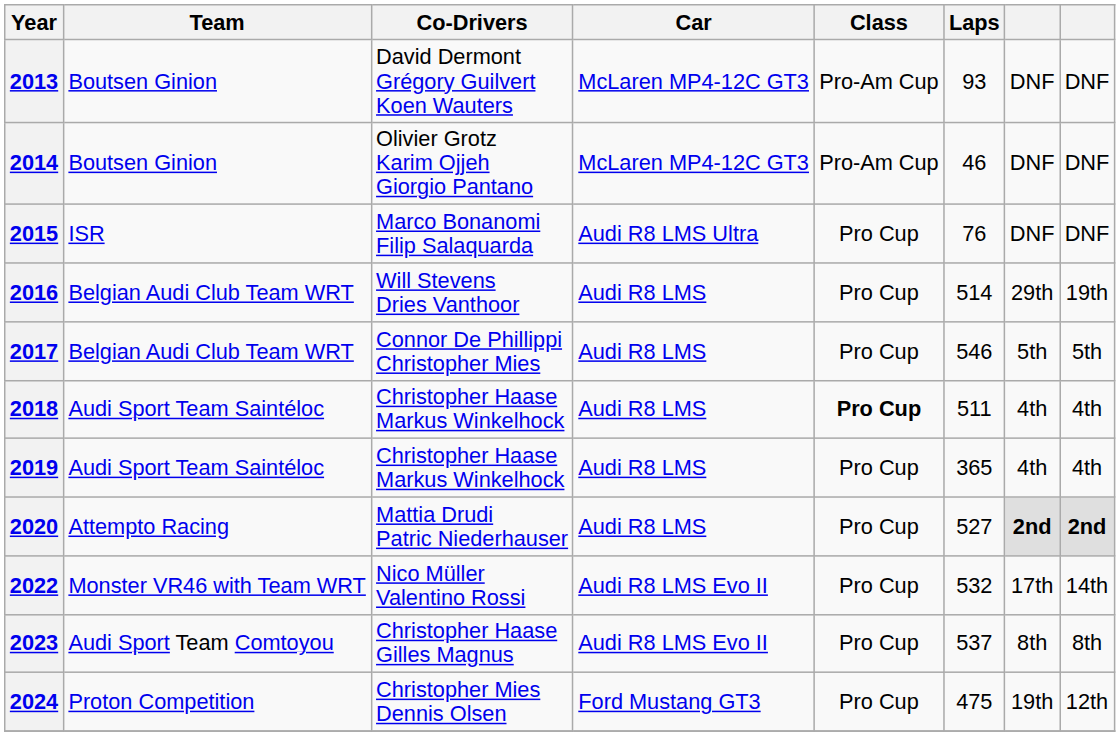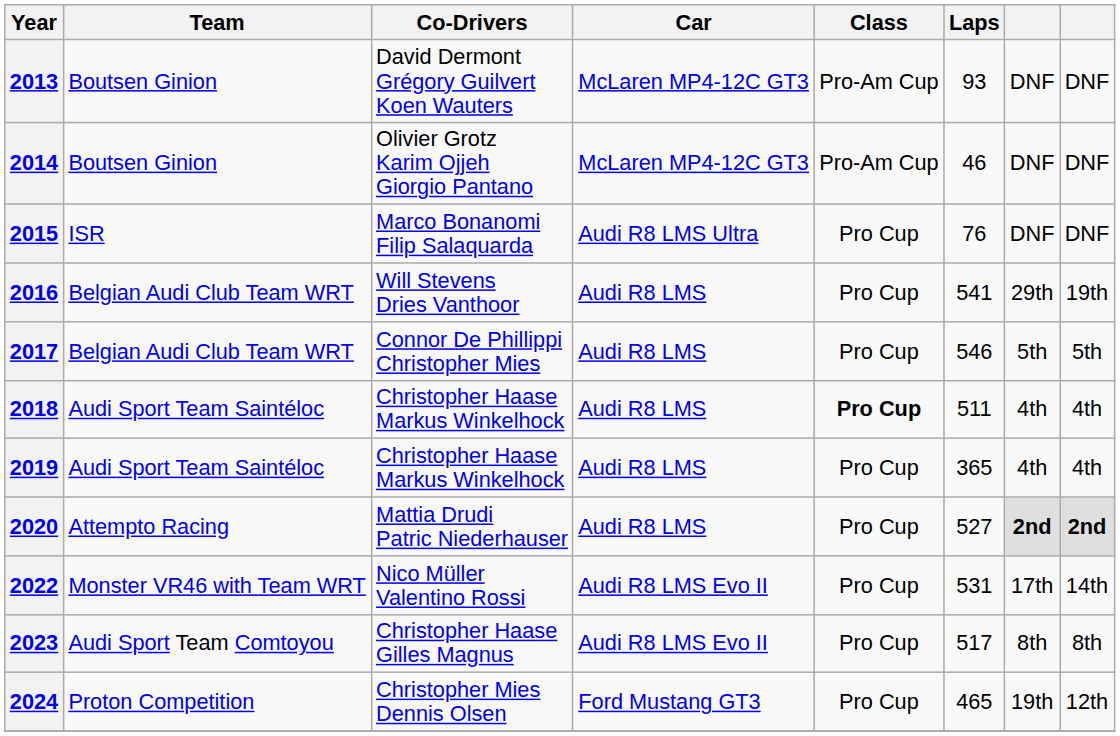(974, 293) 514 -> (974, 293) 541
(974, 585) 532 -> (974, 585) 531
(974, 644) 537 -> (974, 644) 517
(974, 702) 475 -> (974, 702) 465
